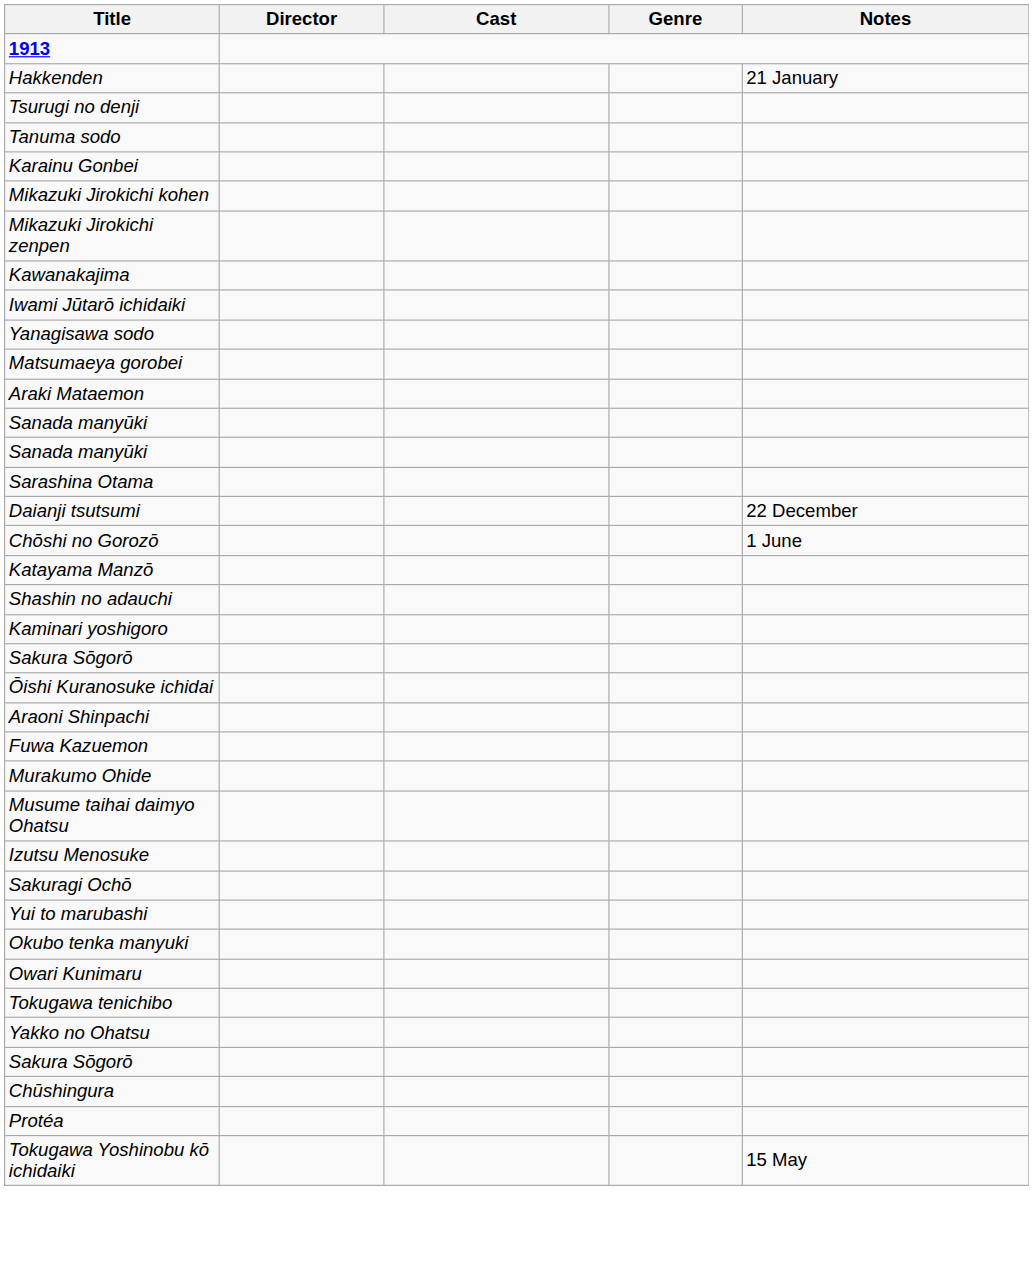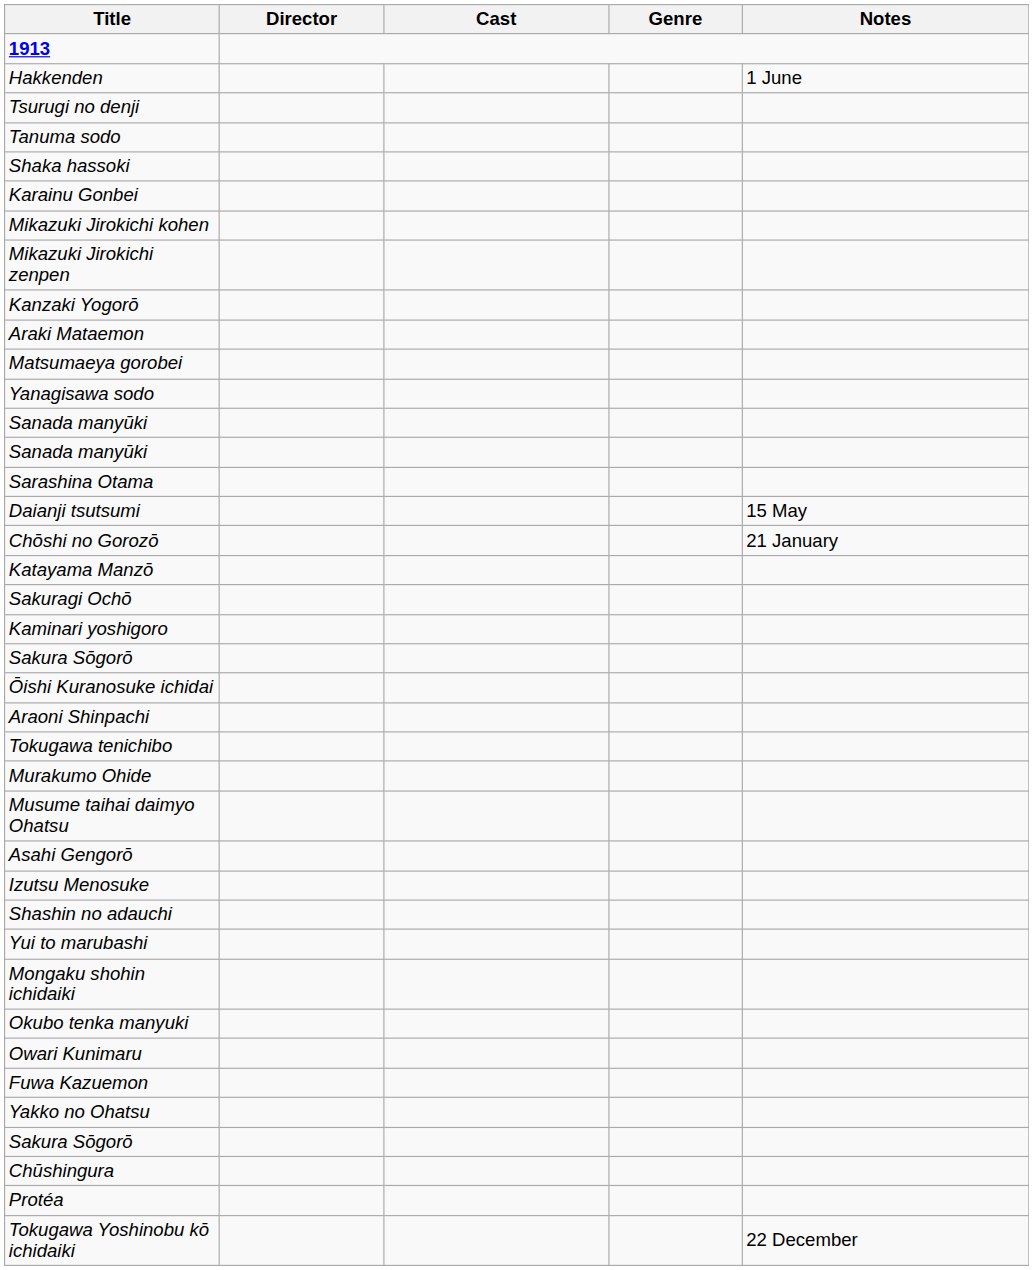(792, 78) 21 January -> (774, 78) 1 June
+ row: (69, 166)
- row: (69, 275)
+ row: (74, 305)
- row: (97, 305)
rows swapped: (81, 334) <-> (76, 393)
(802, 511) 22 December -> (777, 511) 15 May
(774, 540) 1 June -> (792, 540) 21 January
rows swapped: (70, 885) <-> (90, 599)
rows swapped: (78, 746) <-> (91, 1002)
+ row: (71, 855)
+ row: (77, 983)
(777, 1160) 15 May -> (802, 1240) 22 December
